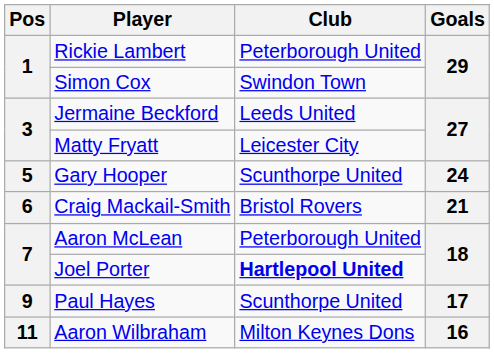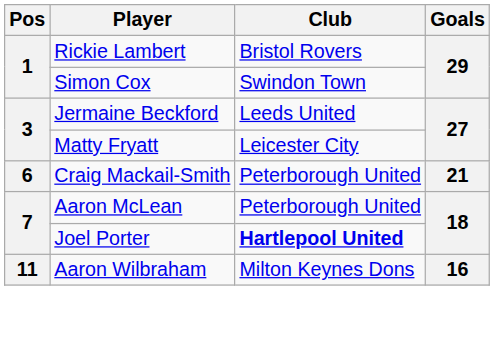(330, 51) Peterborough United -> (301, 51) Bristol Rovers
- row: (111, 176)
(301, 207) Bristol Rovers -> (330, 176) Peterborough United
- row: (105, 301)
